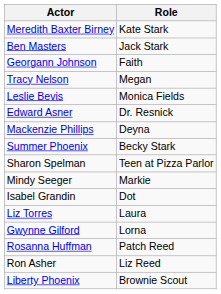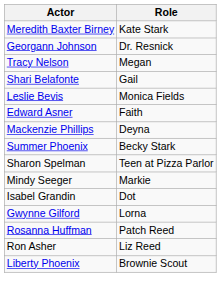- row: (36, 46)
(131, 63) Faith -> (146, 46) Dr. Resnick
+ row: (43, 79)
(146, 113) Dr. Resnick -> (131, 113) Faith
- row: (30, 213)
